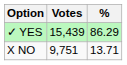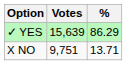(67, 32) 15,439 -> (67, 32) 15,639
